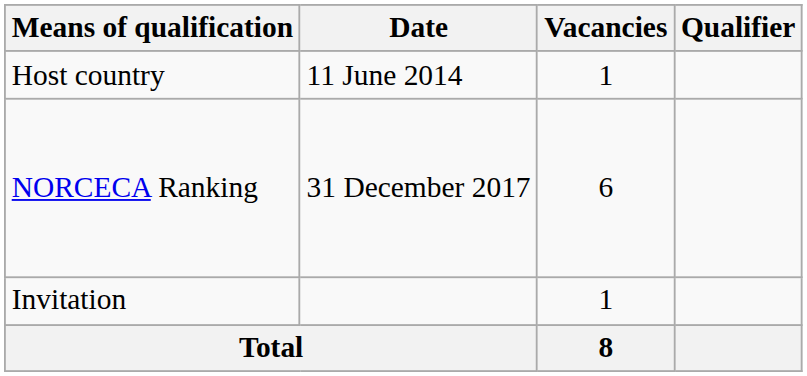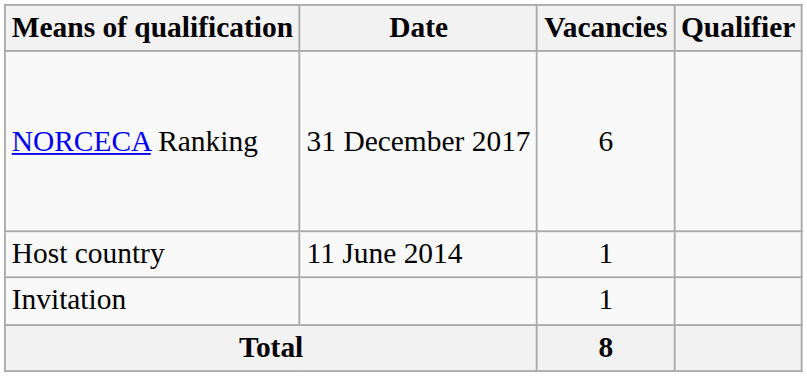rows swapped: (88, 74) <-> (135, 187)
